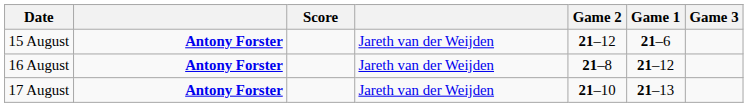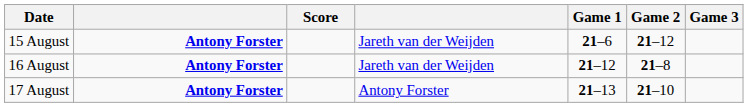columns swapped: (656, 17) <-> (597, 17)
(426, 90) Jareth van der Weijden -> (404, 90) Antony Forster
